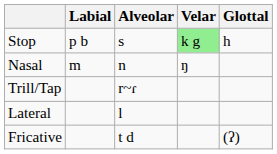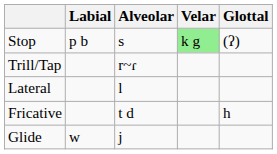(227, 40) h -> (231, 40) (ʔ)
- row: (25, 64)
(231, 137) (ʔ) -> (227, 112) h
+ row: (25, 137)
